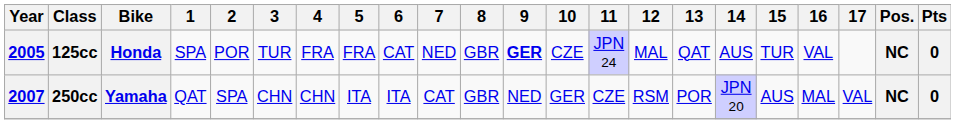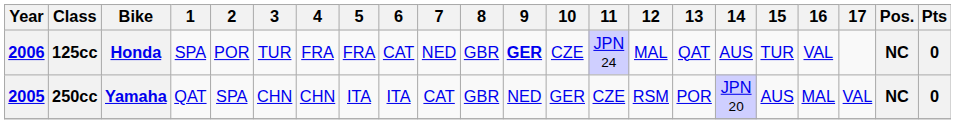(26, 52) 2005 -> (26, 52) 2006
(26, 96) 2007 -> (26, 96) 2005
